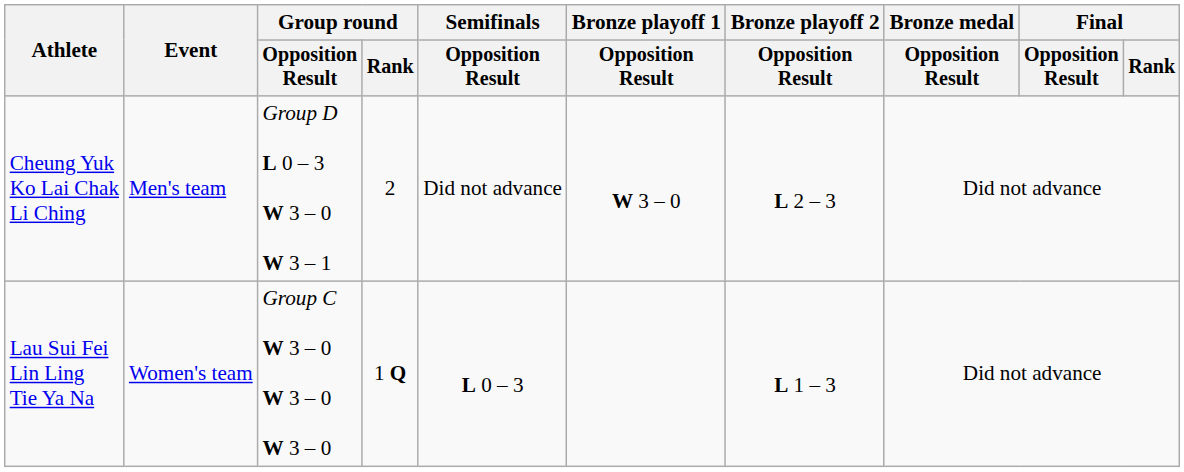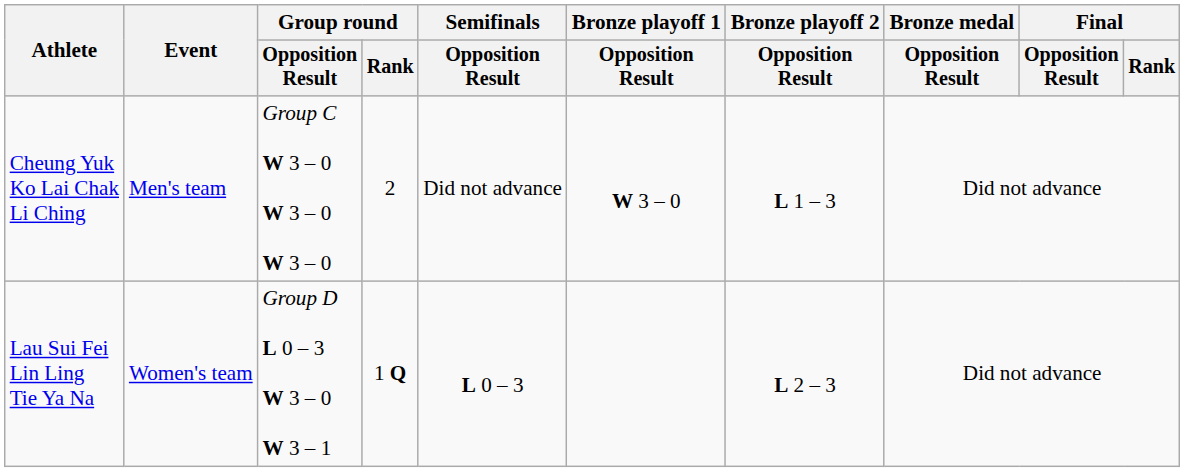(300, 188) Group D L 0 – 3 W 3 – 0 W 3 – 1 -> (299, 188) Group C W 3 – 0 W 3 – 0 W 3 – 0
(805, 201) L 2 – 3 -> (805, 201) L 1 – 3
(299, 373) Group C W 3 – 0 W 3 – 0 W 3 – 0 -> (300, 373) Group D L 0 – 3 W 3 – 0 W 3 – 1
(805, 386) L 1 – 3 -> (805, 386) L 2 – 3
